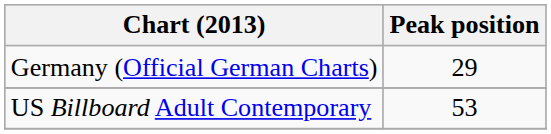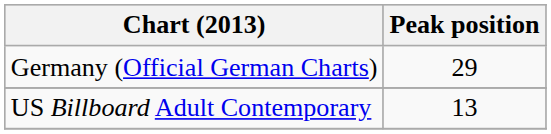(465, 107) 53 -> (465, 107) 13
